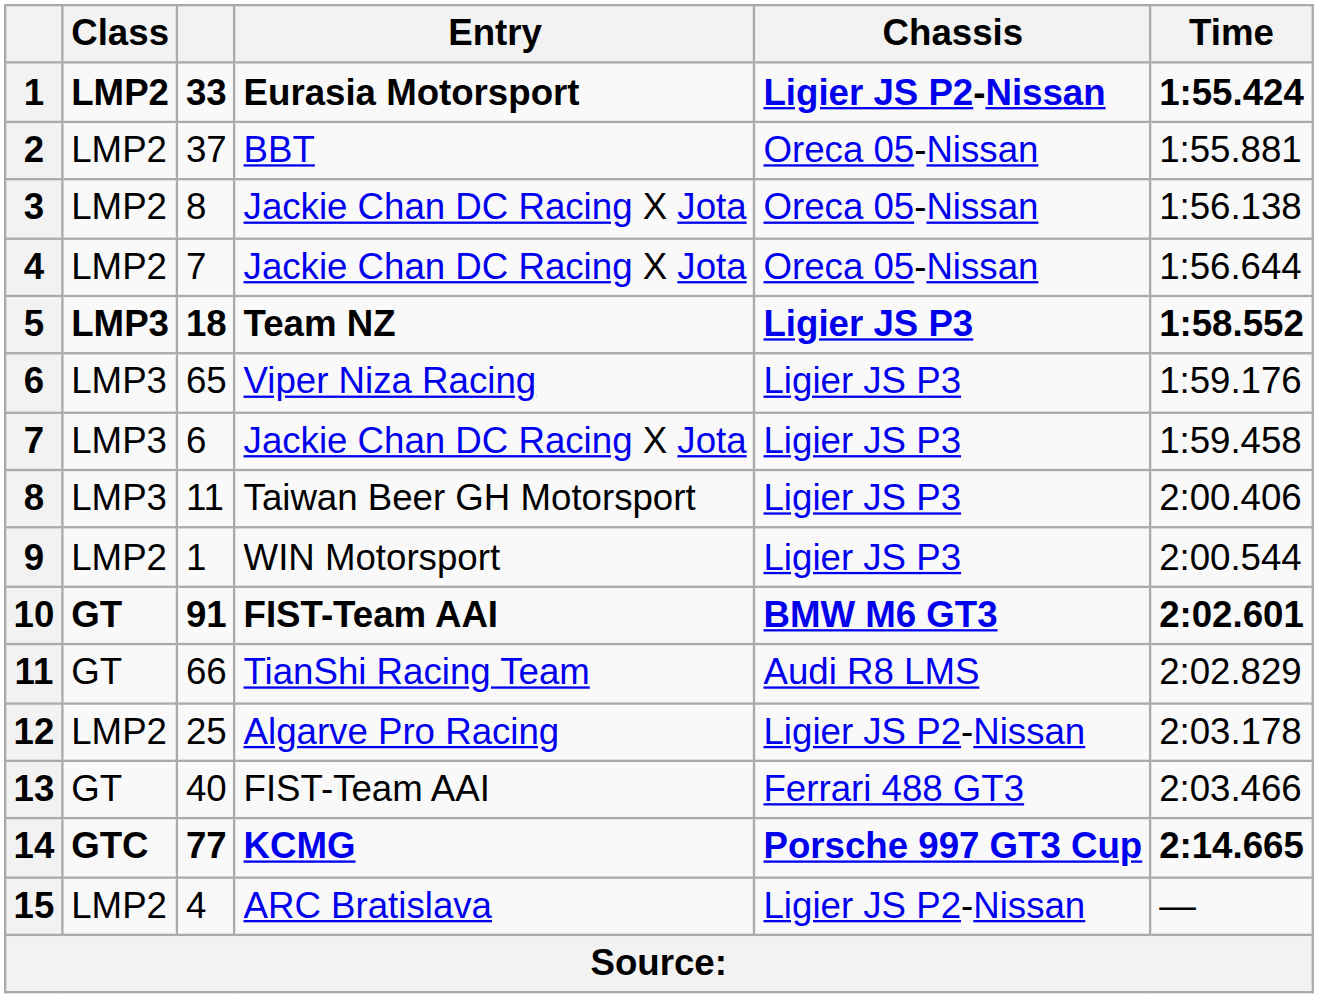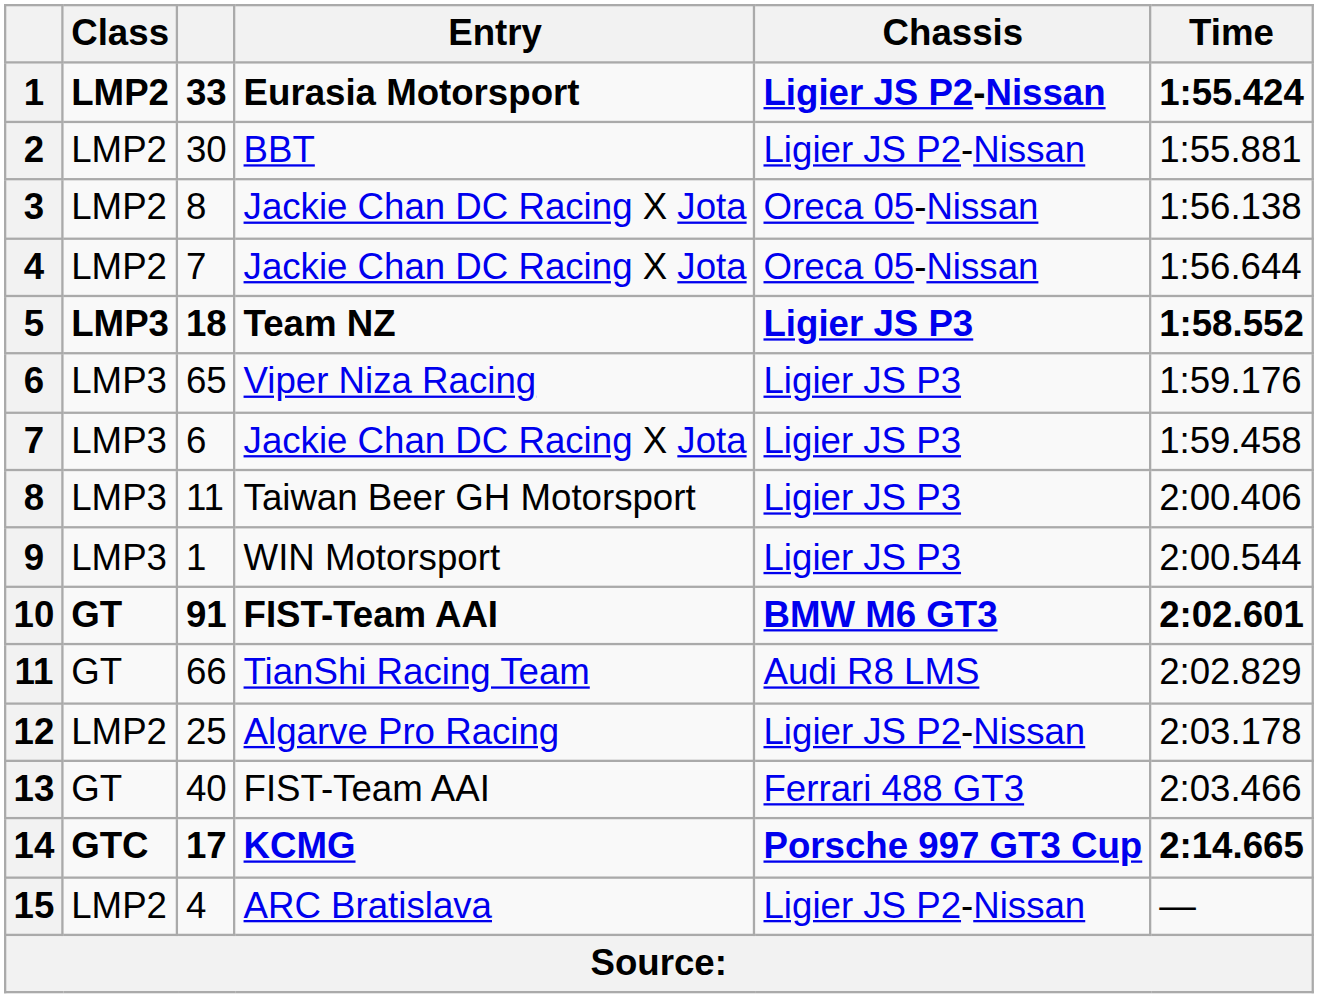(206, 149) 37 -> (206, 149) 30
(901, 149) Oreca 05-Nissan -> (924, 149) Ligier JS P2-Nissan
(119, 556) LMP2 -> (119, 556) LMP3
(206, 847) 77 -> (206, 847) 17
